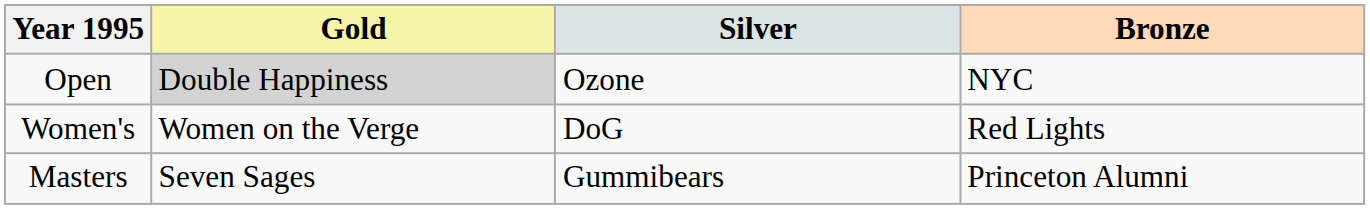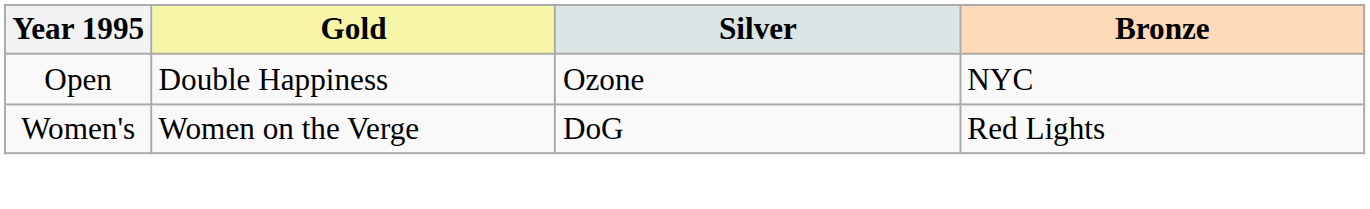(273, 78) lightgrey background -> (273, 78) no background
- row: (78, 177)
